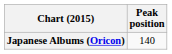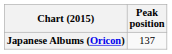(147, 40) 140 -> (147, 40) 137
